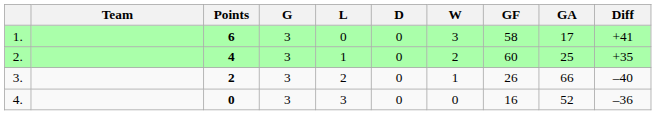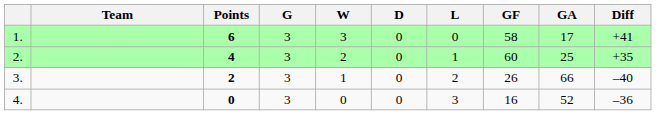columns swapped: (455, 15) <-> (343, 15)
